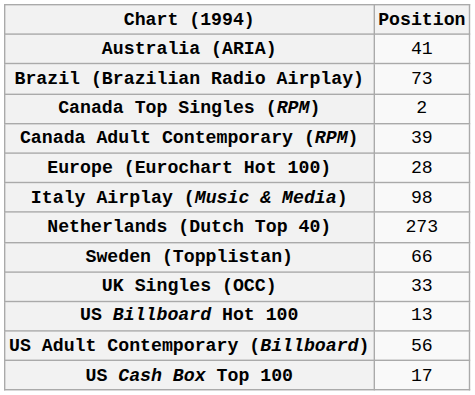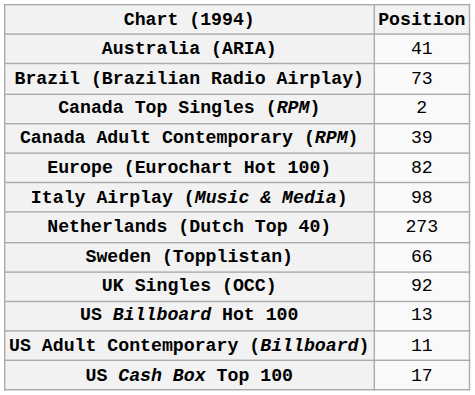(422, 168) 28 -> (422, 168) 82
(422, 286) 33 -> (422, 286) 92
(422, 346) 56 -> (422, 346) 11
